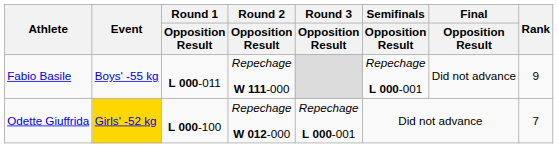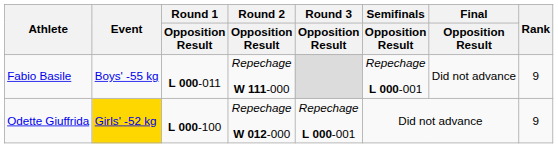(536, 121) 7 -> (536, 121) 9
